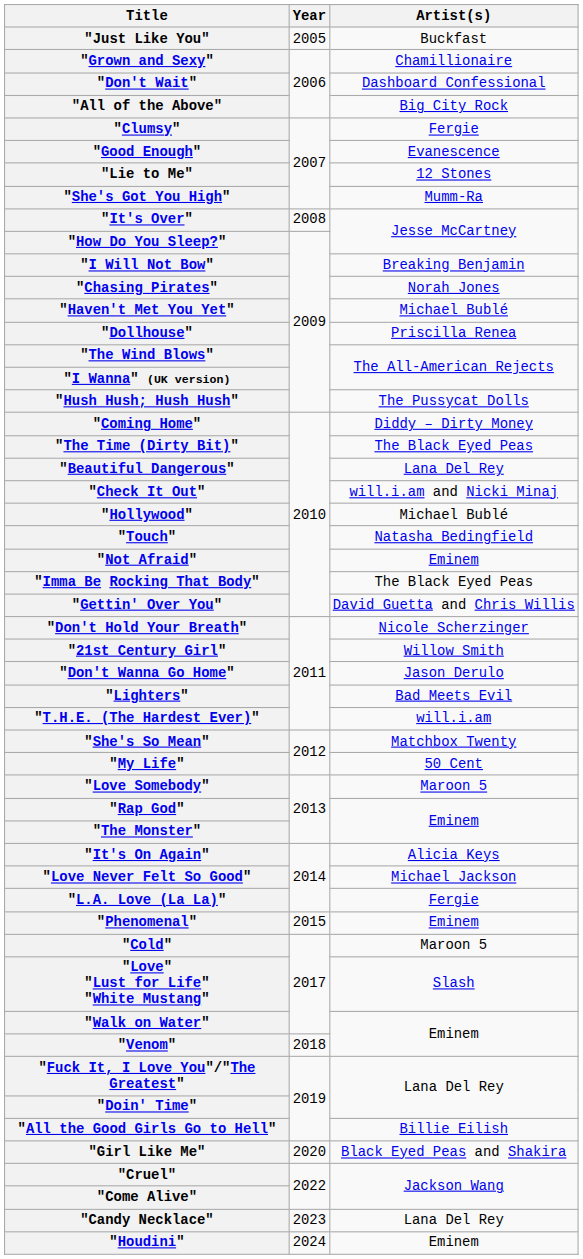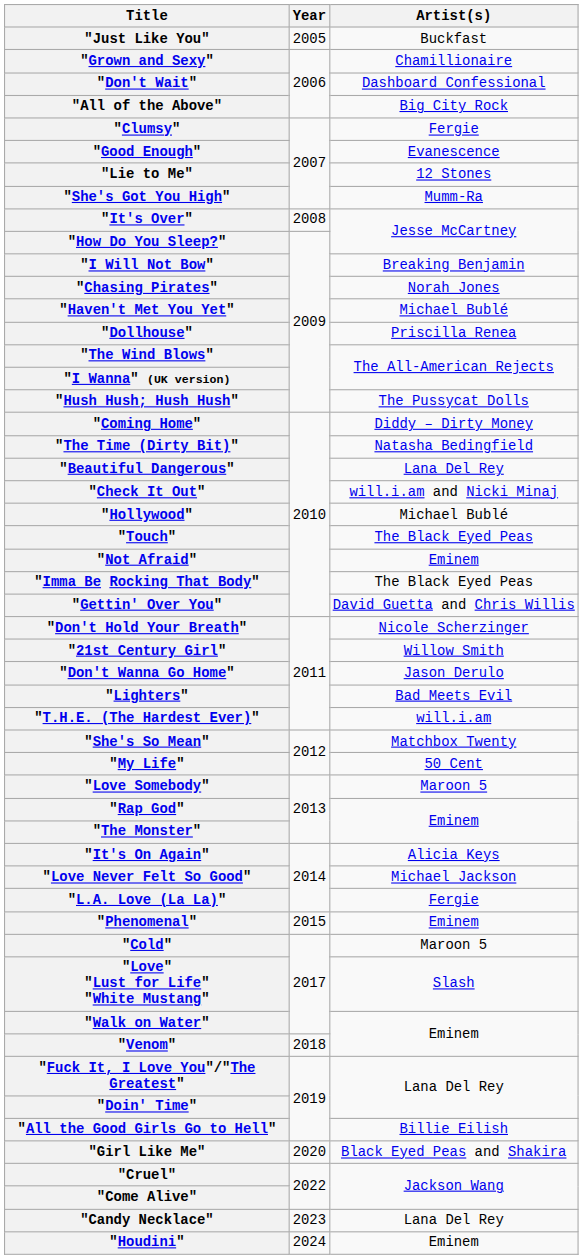(454, 447) The Black Eyed Peas -> (454, 447) Natasha Bedingfield
(454, 537) Natasha Bedingfield -> (454, 537) The Black Eyed Peas
